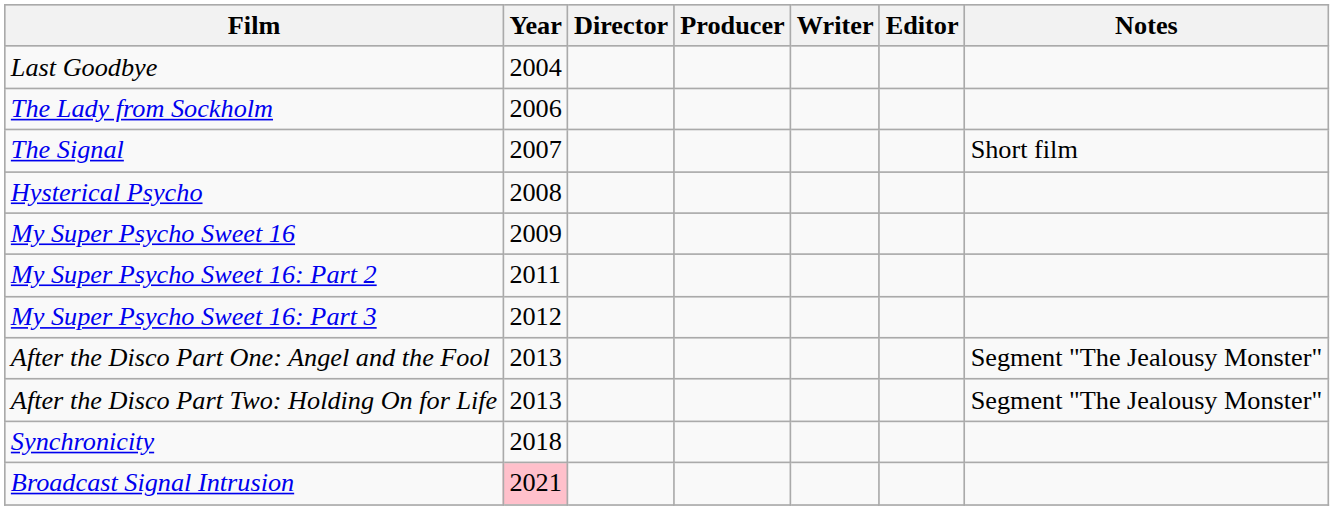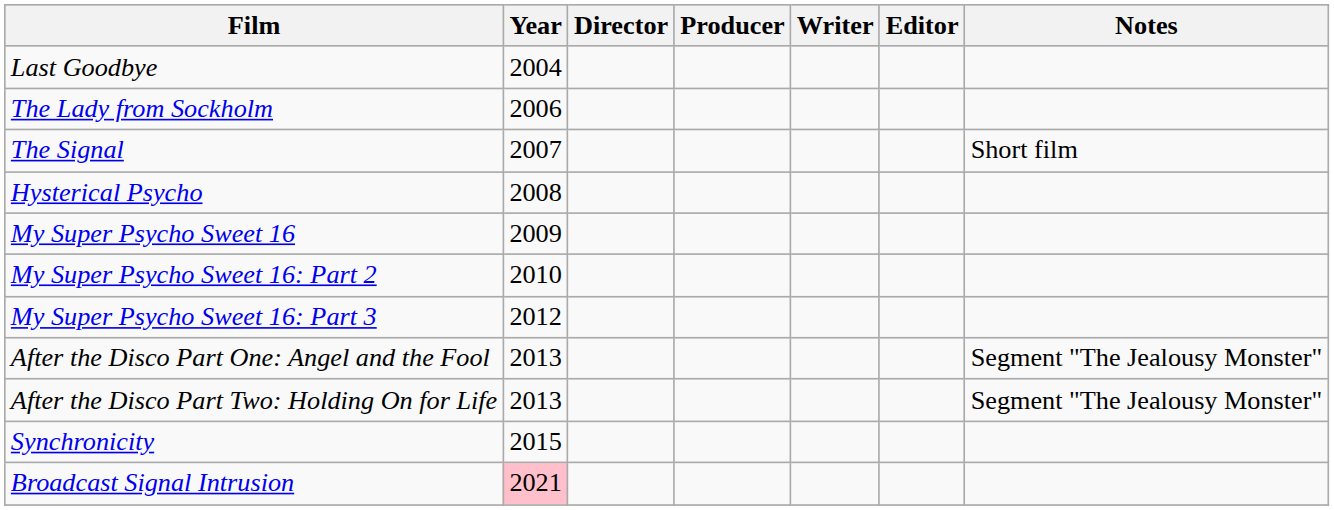(535, 274) 2011 -> (536, 274) 2010
(536, 441) 2018 -> (536, 441) 2015
